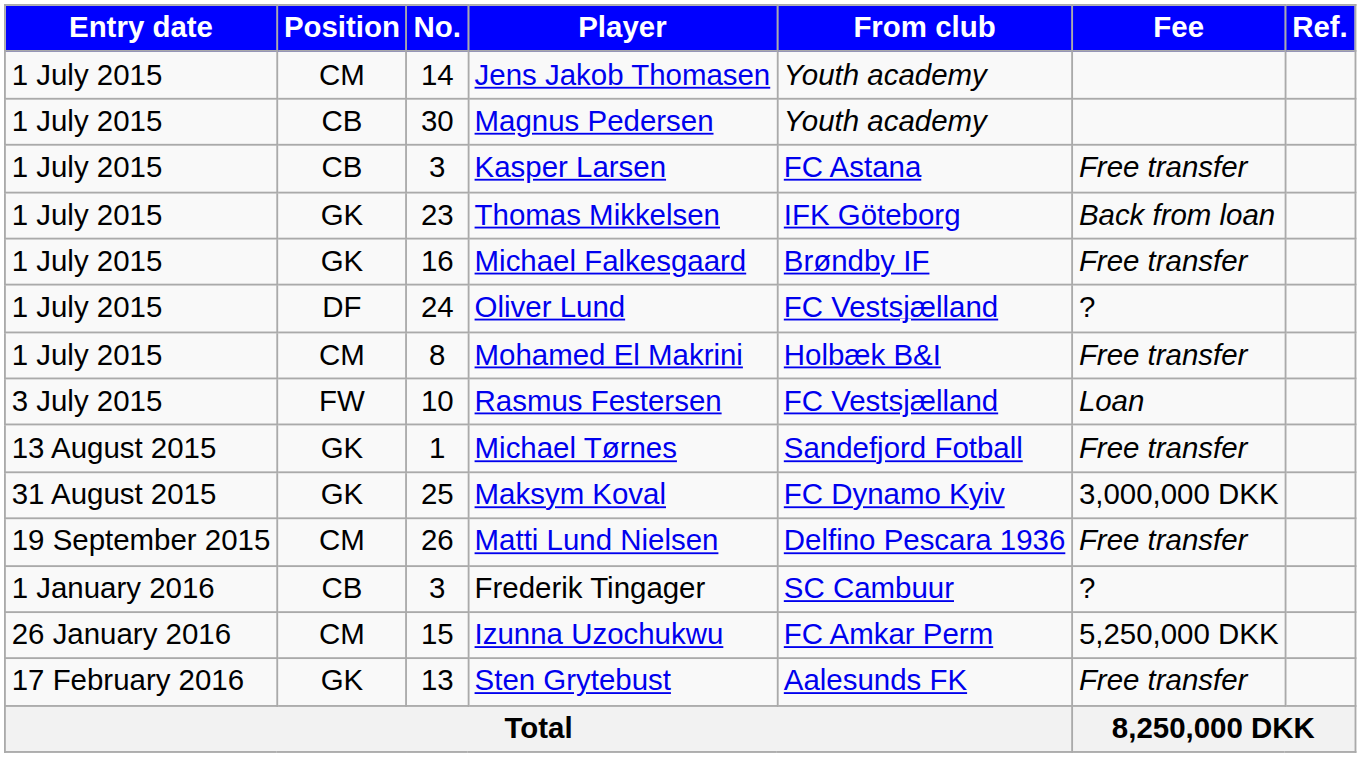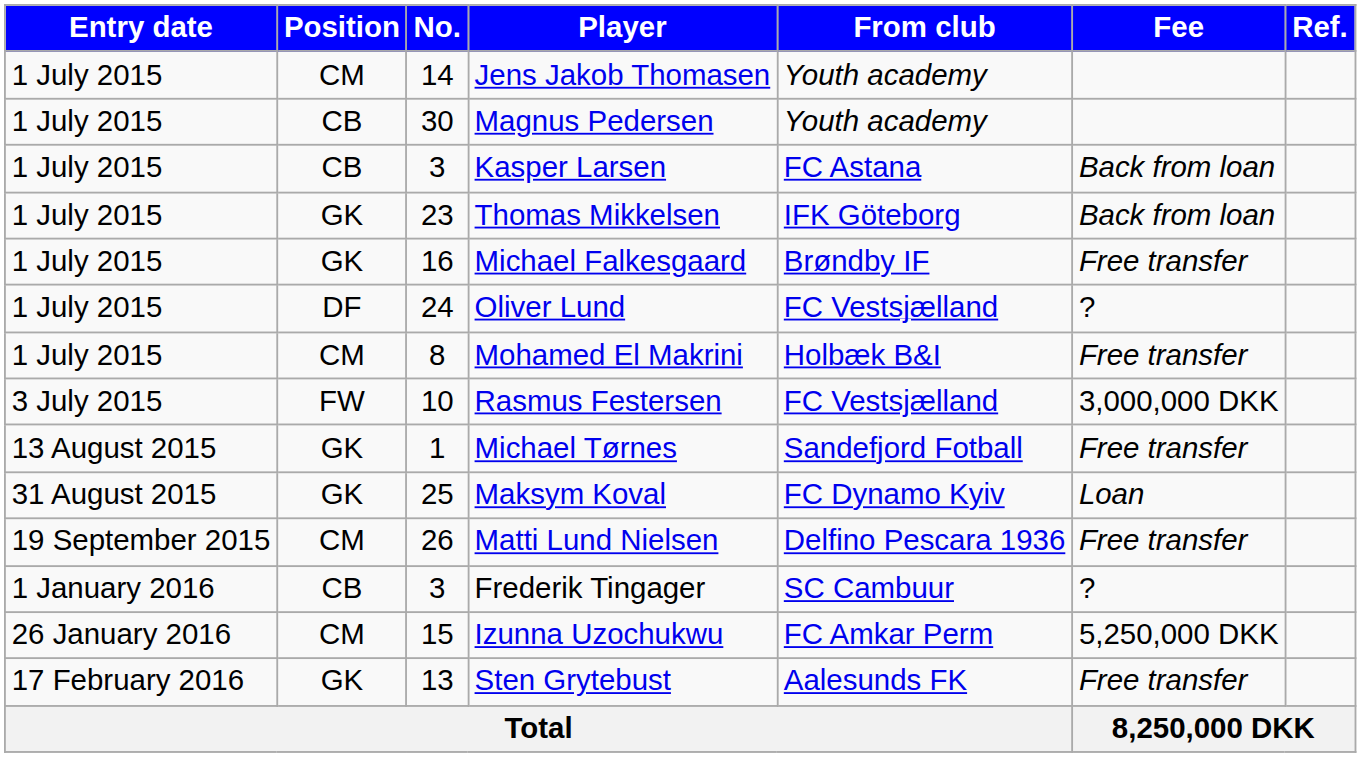(1163, 167) Free transfer -> (1177, 167) Back from loan
(1112, 401) Loan -> (1179, 401) 3,000,000 DKK
(1179, 494) 3,000,000 DKK -> (1112, 494) Loan
